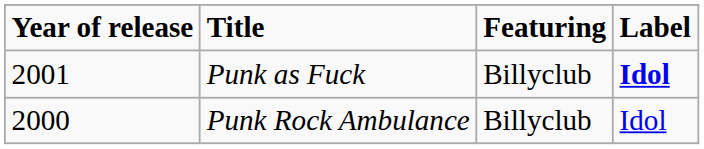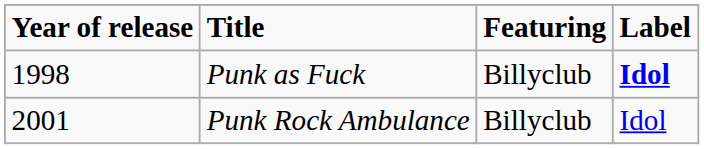(41, 73) 2001 -> (41, 73) 1998
(41, 119) 2000 -> (41, 119) 2001
